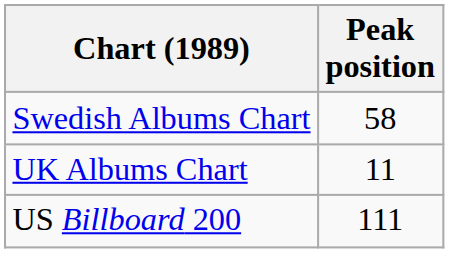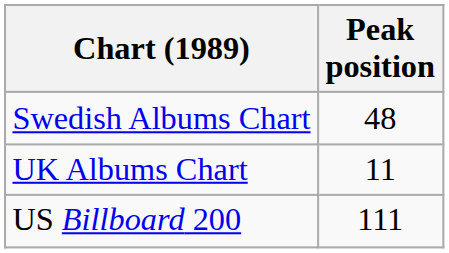(380, 117) 58 -> (380, 117) 48
